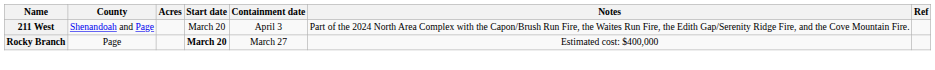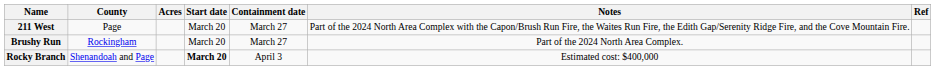(112, 27) Shenandoah and Page -> (112, 27) Page
(268, 27) April 3 -> (268, 27) March 27
+ row: (36, 42)
(112, 42) Page -> (112, 57) Shenandoah and Page
(268, 42) March 27 -> (268, 57) April 3
